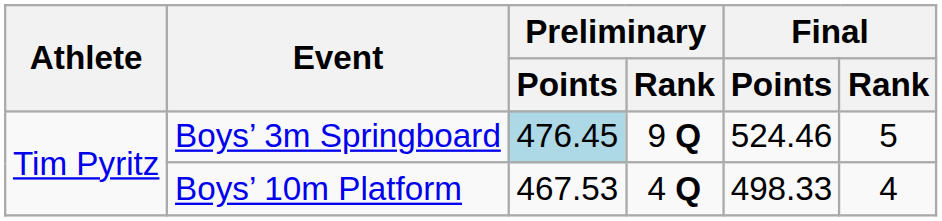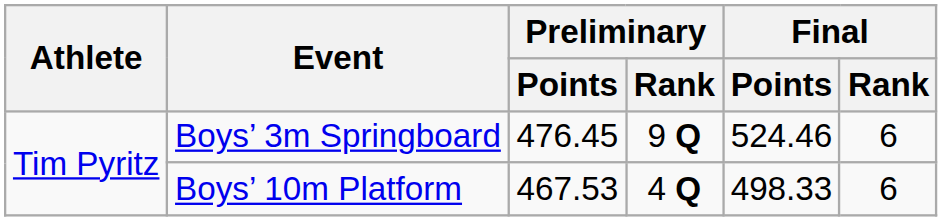(567, 137) lightblue background -> (567, 137) no background
(889, 137) 5 -> (889, 137) 6
(889, 189) 4 -> (889, 189) 6
